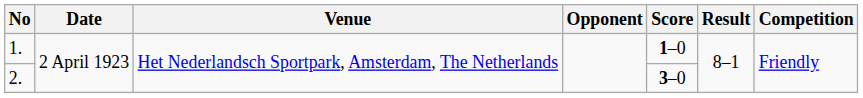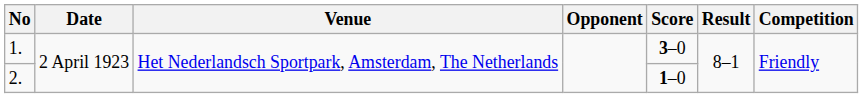(672, 48) 1–0 -> (672, 48) 3–0
(672, 77) 3–0 -> (672, 77) 1–0
